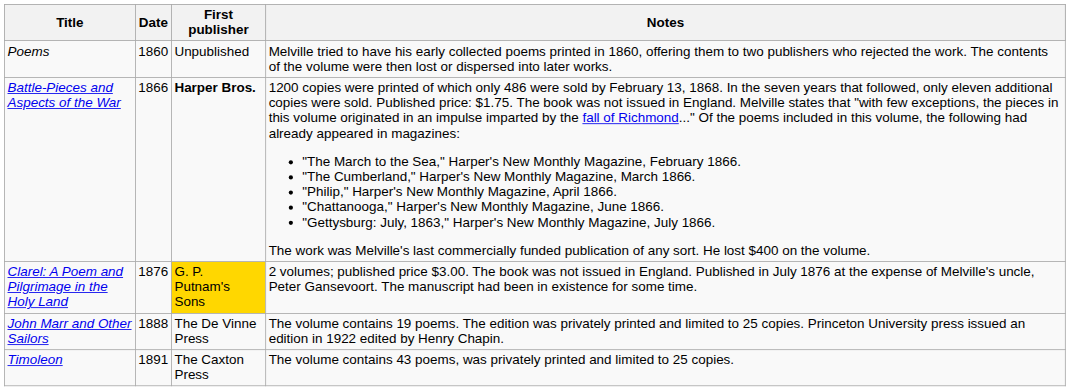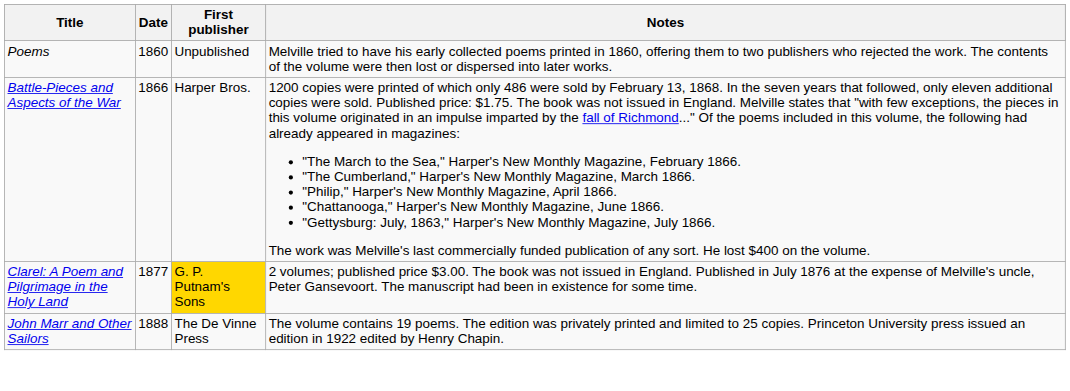(215, 88) bold -> (213, 88) normal
(153, 272) 1876 -> (153, 272) 1877
- row: (35, 360)
